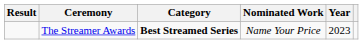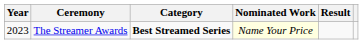columns swapped: (339, 13) <-> (22, 13)
(283, 30) no background -> (275, 30) lightyellow background
